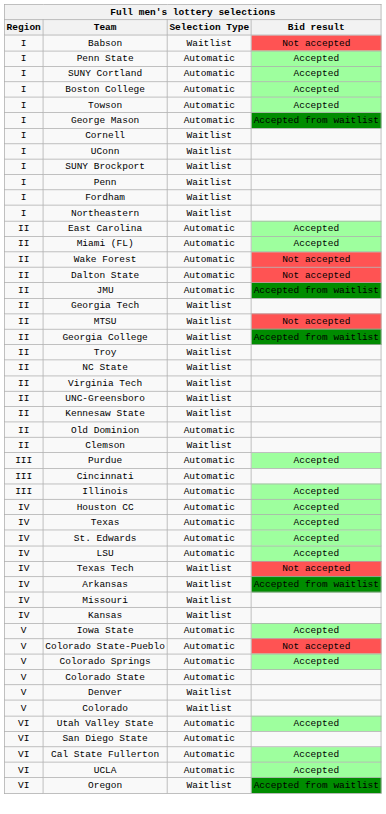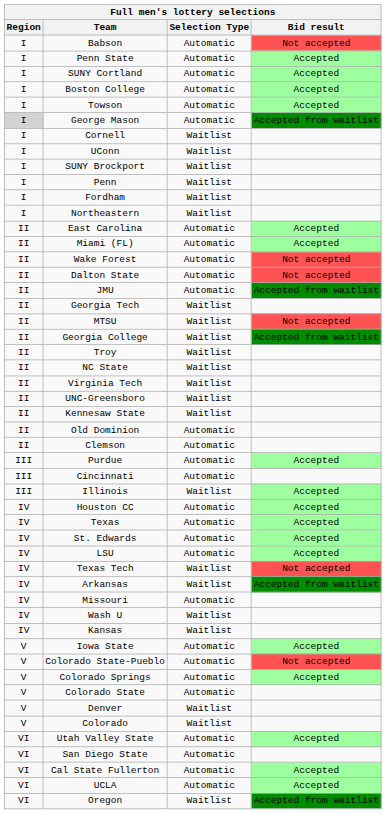(209, 43) Waitlist -> (209, 43) Automatic
(24, 120) no background -> (24, 120) lightgrey background
(209, 445) Waitlist -> (209, 445) Automatic
(209, 492) Automatic -> (209, 492) Waitlist
(209, 600) Waitlist -> (209, 600) Automatic
+ row: (105, 615)
